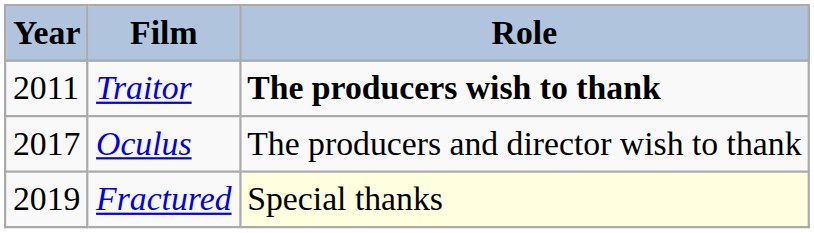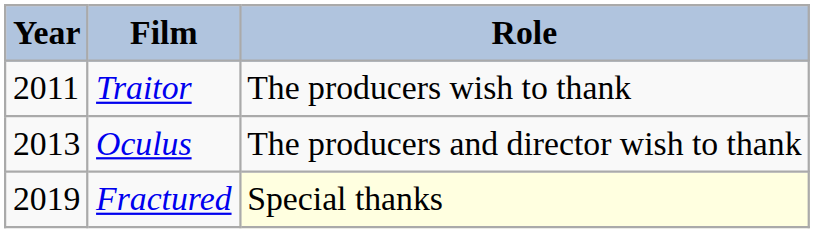(454, 88) bold -> (439, 88) normal
(47, 143) 2017 -> (47, 143) 2013
